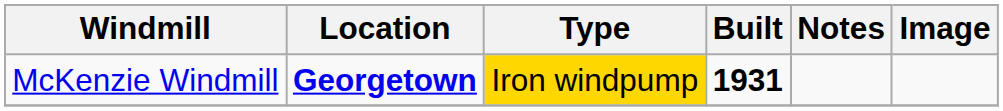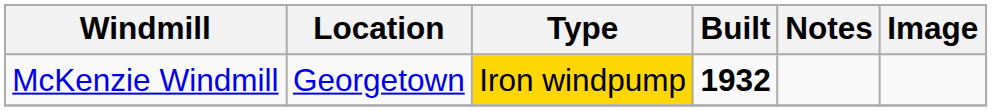(385, 79) bold -> (379, 79) normal
(748, 79) 1931 -> (736, 79) 1932
